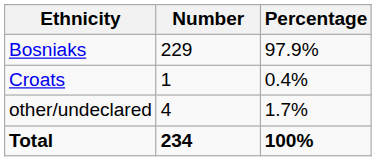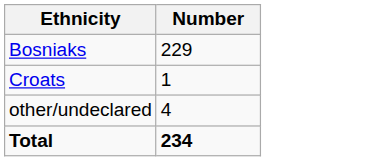- column: (316, 19)
